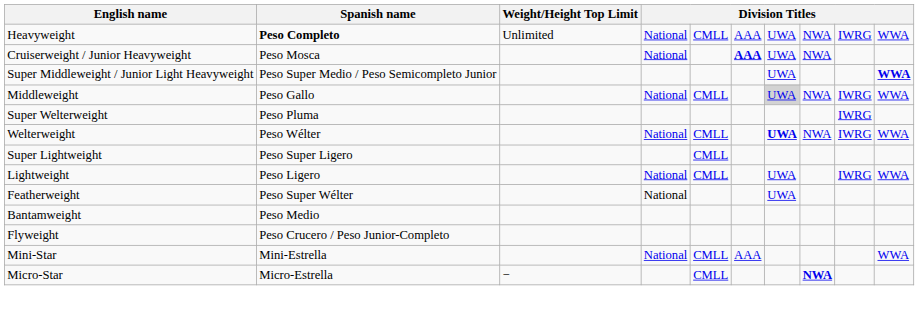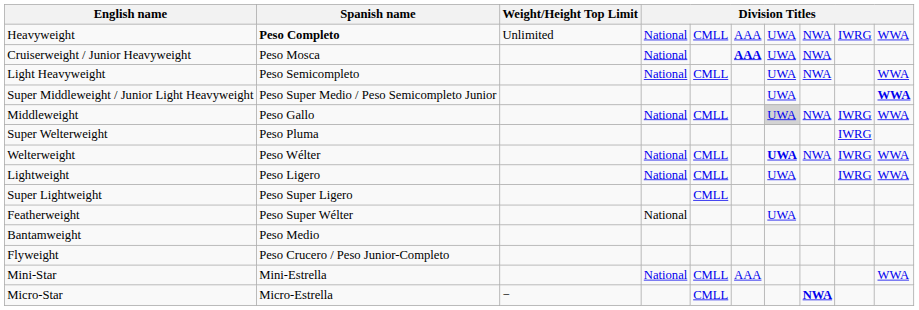+ row: (56, 74)
rows swapped: (55, 154) <-> (38, 174)
